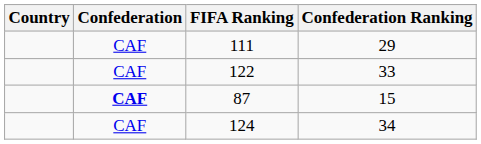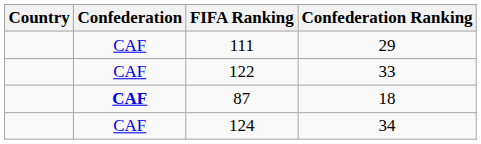(387, 98) 15 -> (387, 98) 18
